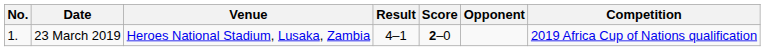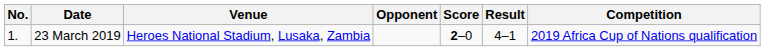columns swapped: (494, 14) <-> (396, 14)
